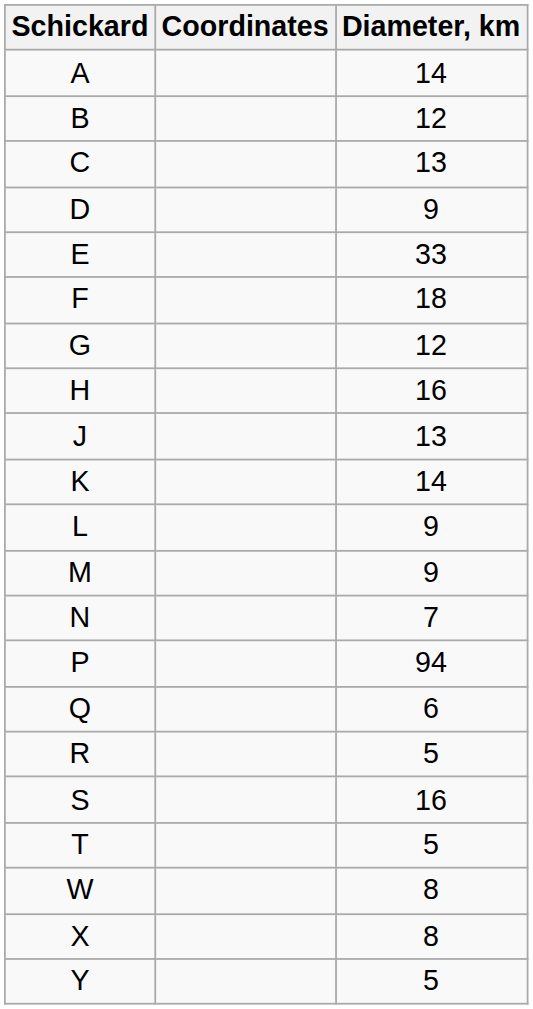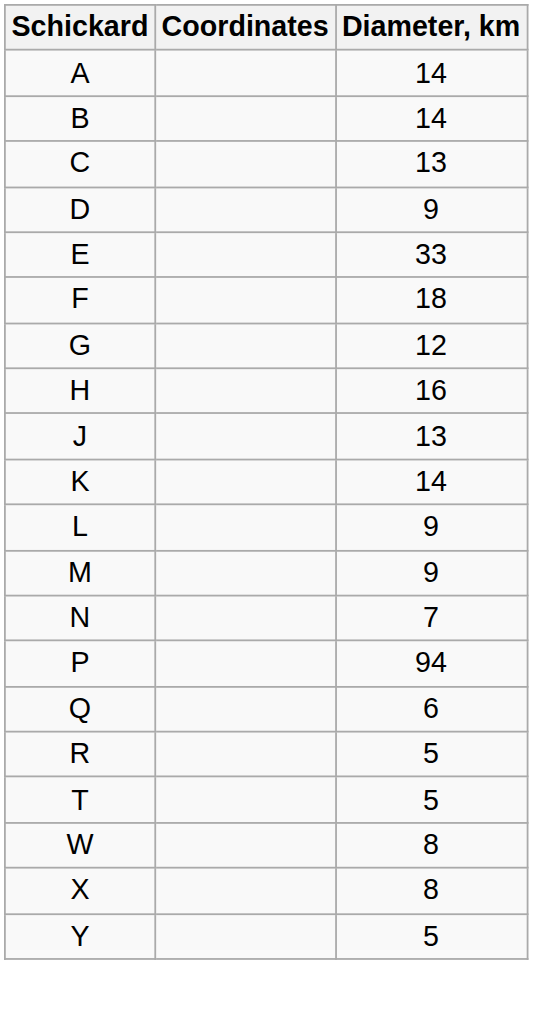(431, 118) 12 -> (431, 118) 14
- row: (80, 799)
